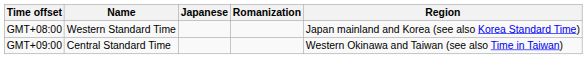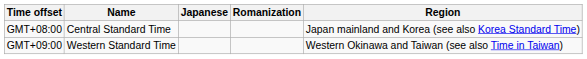(121, 29) Western Standard Time -> (119, 29) Central Standard Time
(119, 45) Central Standard Time -> (121, 45) Western Standard Time
